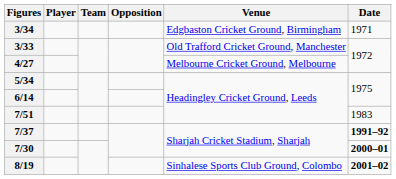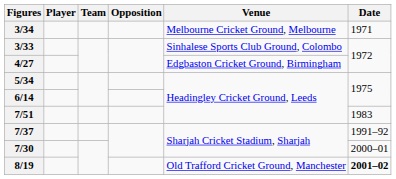(254, 30) Edgbaston Cricket Ground, Birmingham -> (251, 30) Melbourne Cricket Ground, Melbourne
(256, 47) Old Trafford Cricket Ground, Manchester -> (254, 47) Sinhalese Sports Club Ground, Colombo
(251, 64) Melbourne Cricket Ground, Melbourne -> (254, 64) Edgbaston Cricket Ground, Birmingham
(370, 132) bold -> (370, 132) normal
(370, 149) bold -> (370, 149) normal
(254, 166) Sinhalese Sports Club Ground, Colombo -> (256, 166) Old Trafford Cricket Ground, Manchester
